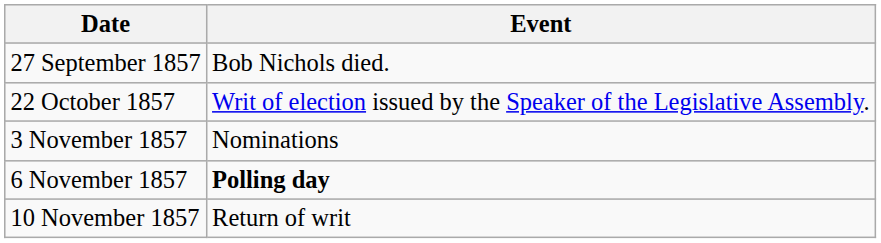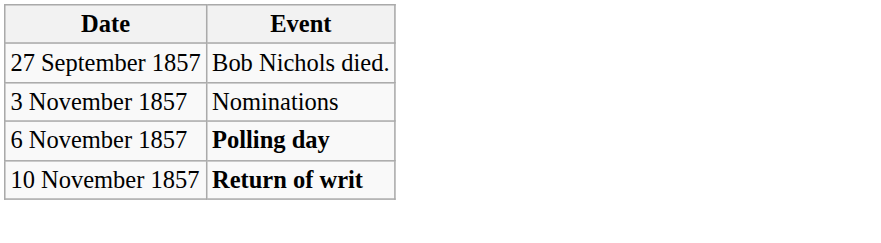- row: (93, 101)
(281, 218) normal -> (288, 179) bold
